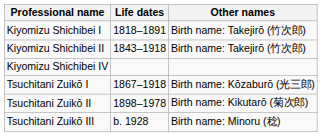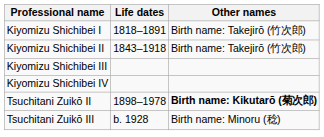+ row: (57, 67)
- row: (48, 84)
(240, 103) normal -> (244, 101) bold
